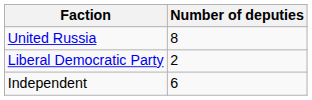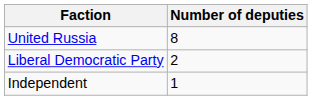(174, 83) 6 -> (174, 83) 1
